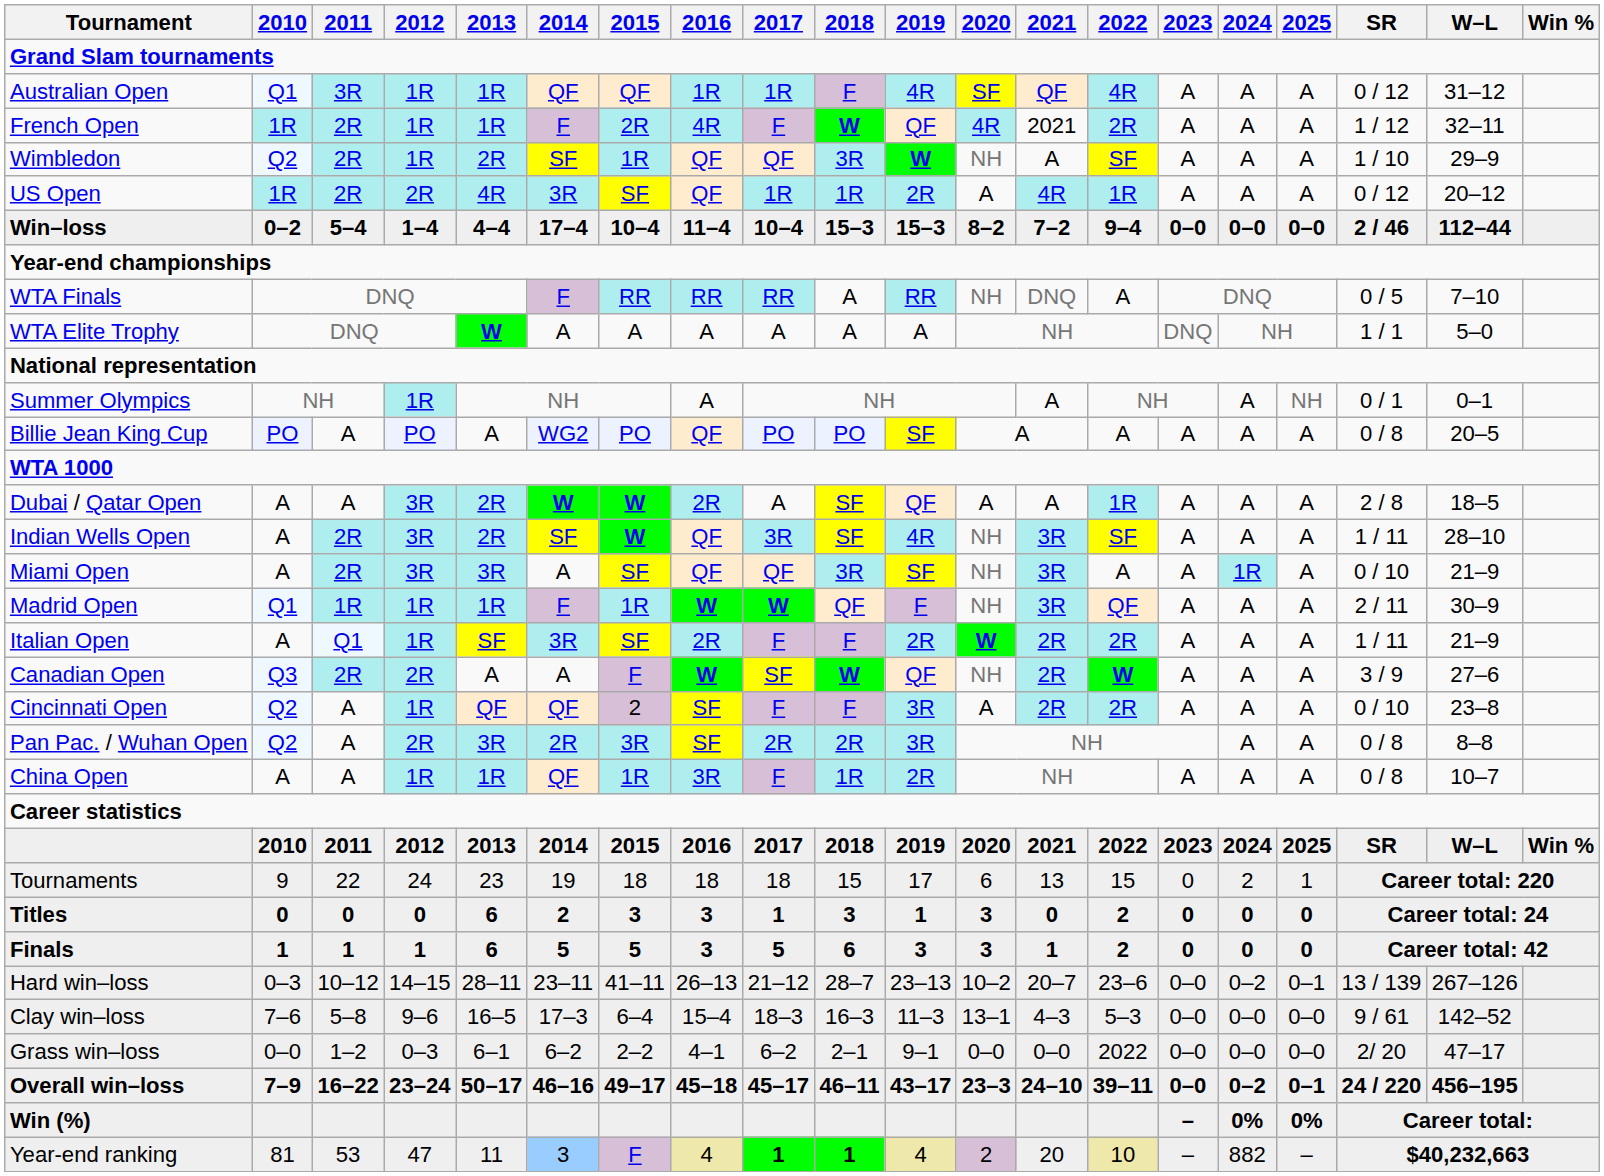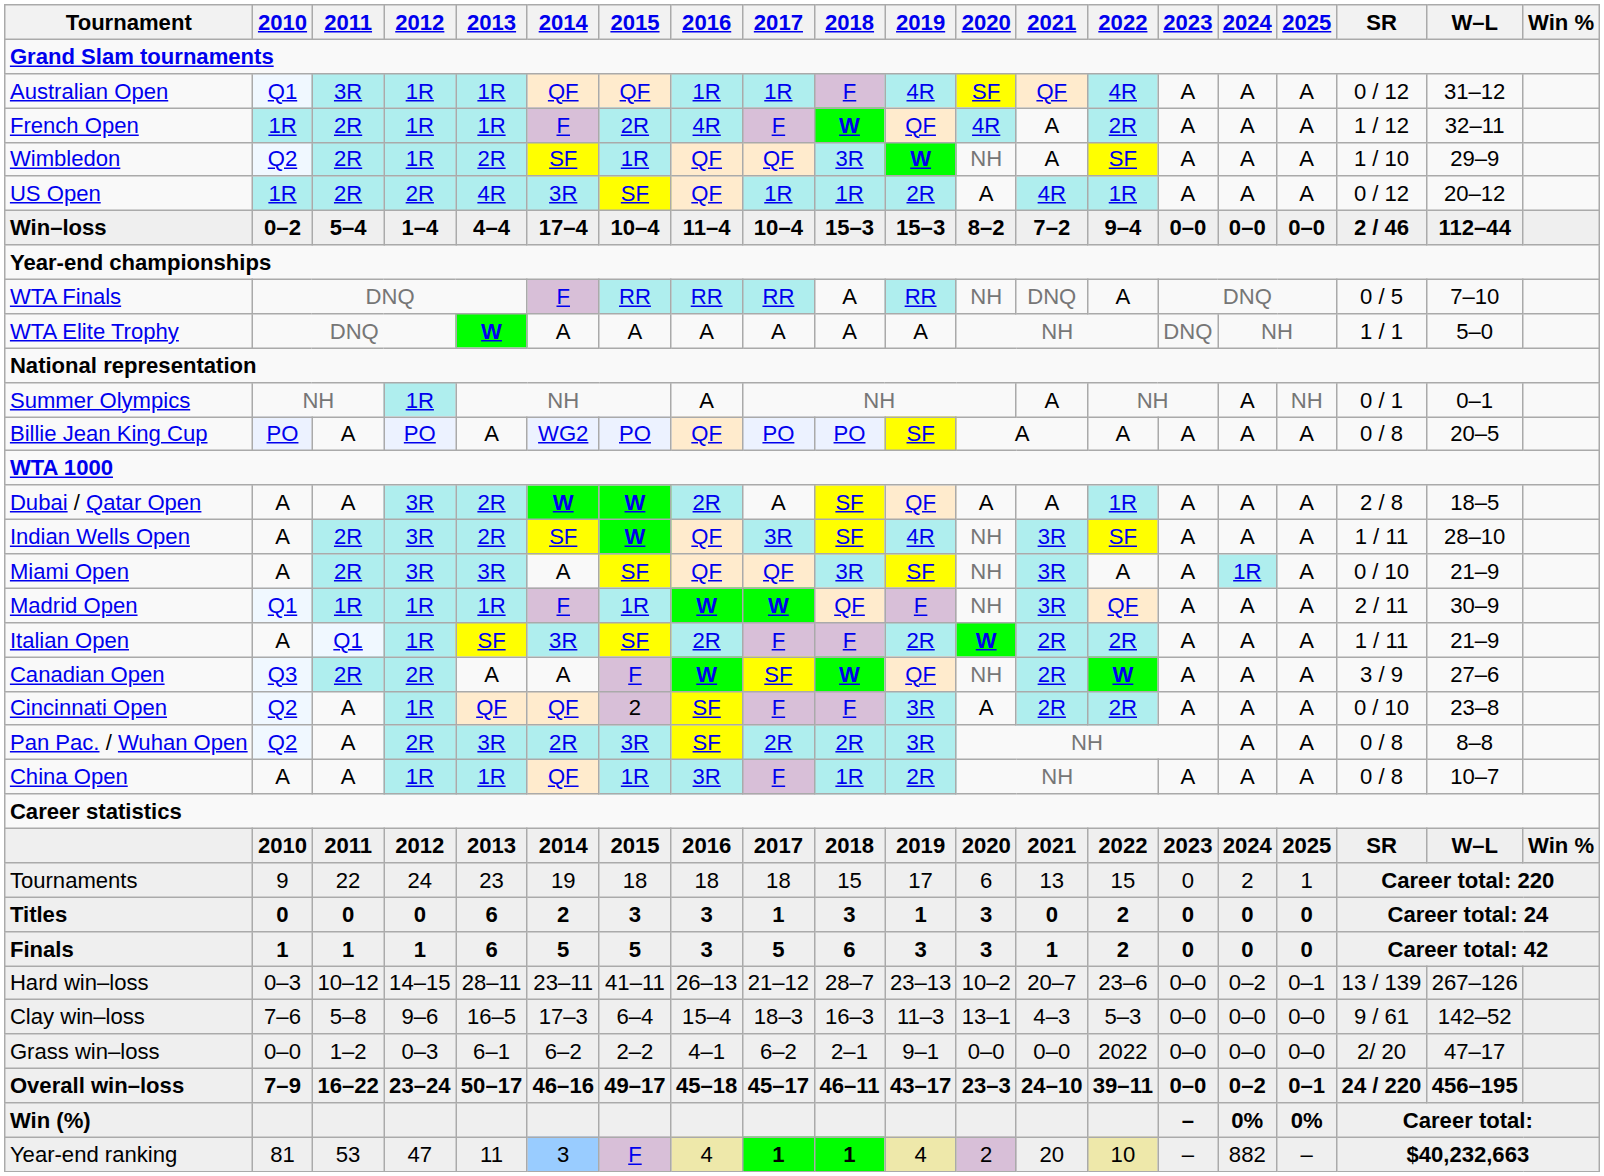(1052, 125) 2021 -> (1052, 125) A
